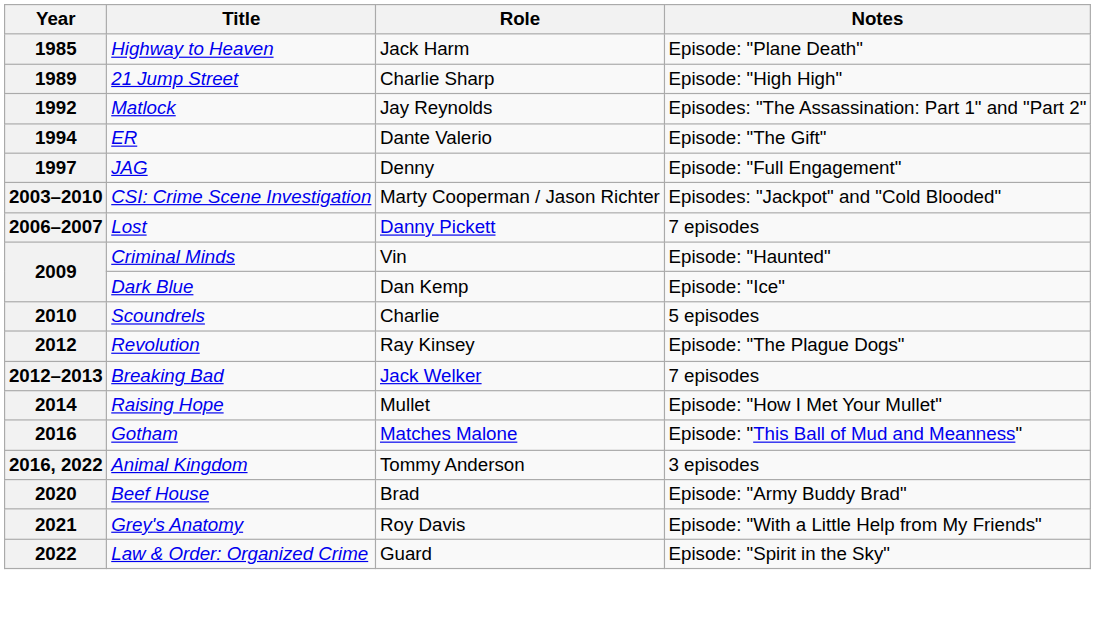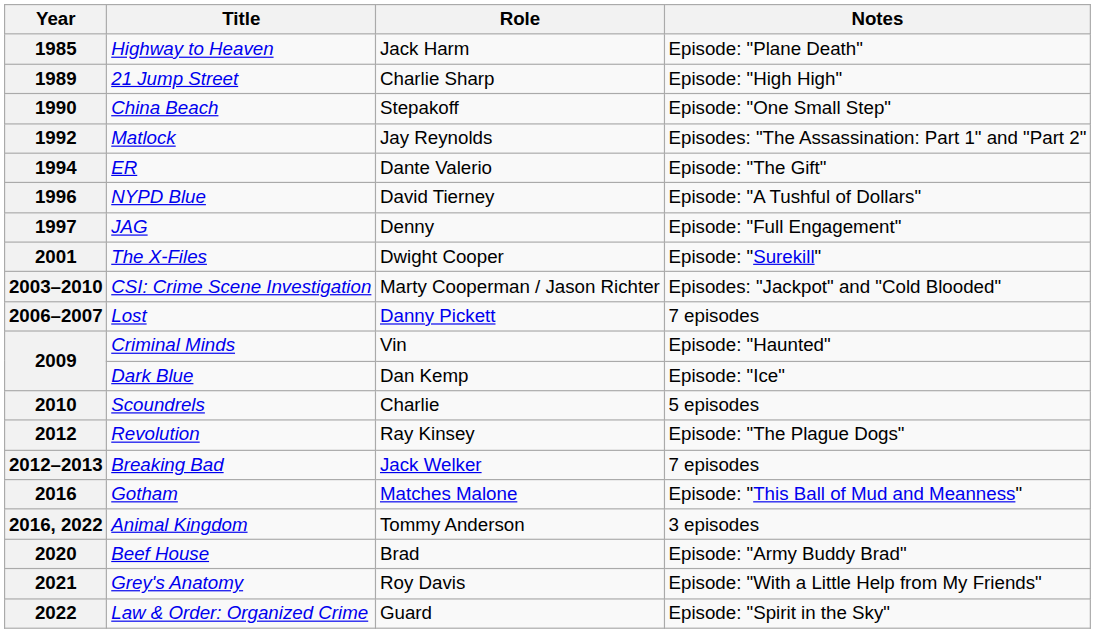+ row: (56, 108)
+ row: (56, 197)
+ row: (56, 256)
- row: (56, 405)
